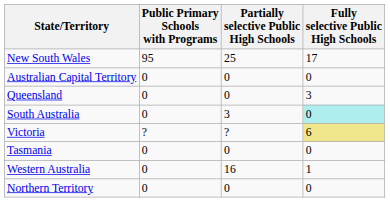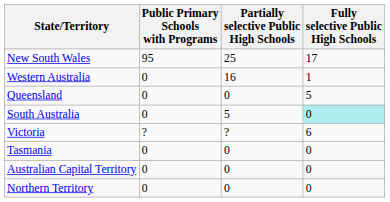rows swapped: (49, 169) <-> (72, 77)
(309, 95) 3 -> (309, 95) 5
(227, 114) 3 -> (227, 114) 5
(309, 132) khaki background -> (309, 132) no background
